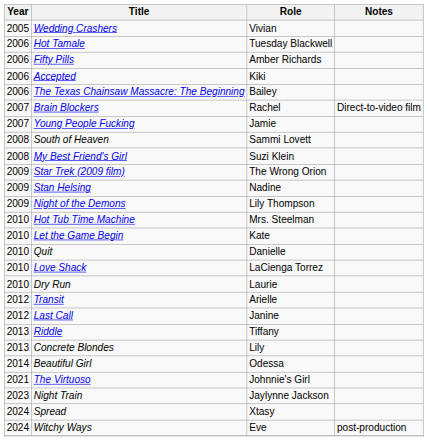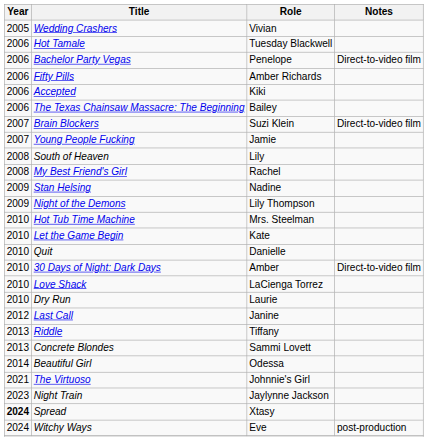+ row: (82, 60)
(265, 108) Rachel -> (272, 124) Suzi Klein
(280, 140) Sammi Lovett -> (257, 156) Lily
(272, 156) Suzi Klein -> (265, 172) Rachel
- row: (79, 172)
+ row: (97, 268)
- row: (49, 300)
(257, 348) Lily -> (280, 348) Sammi Lovett
(18, 412) normal -> (18, 412) bold
